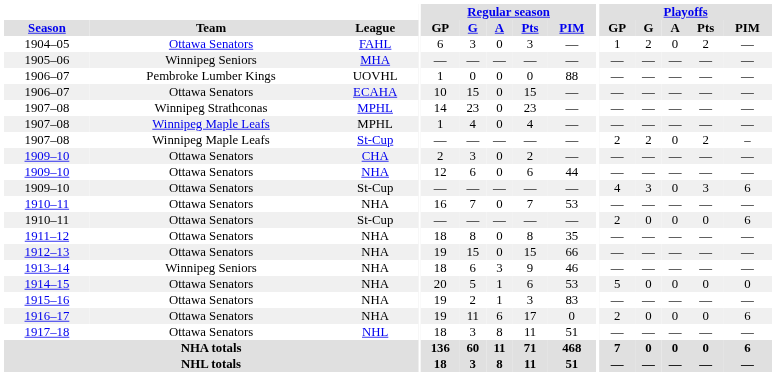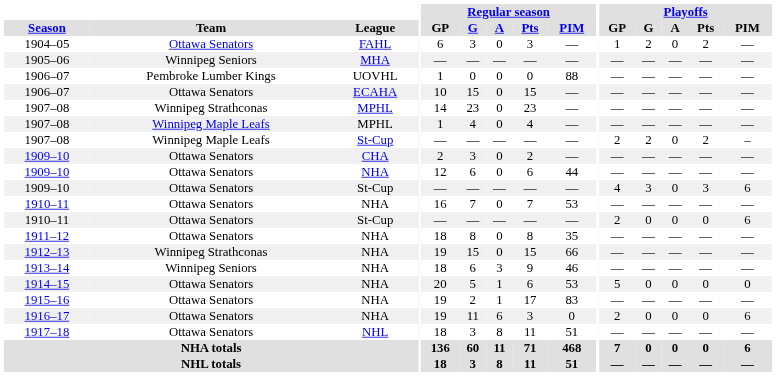(211, 252) Ottawa Senators -> (211, 252) Winnipeg Strathconas
(530, 300) 3 -> (530, 300) 17
(530, 316) 17 -> (530, 316) 3
